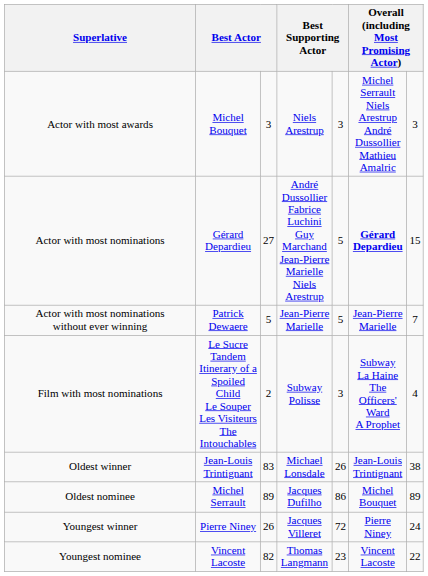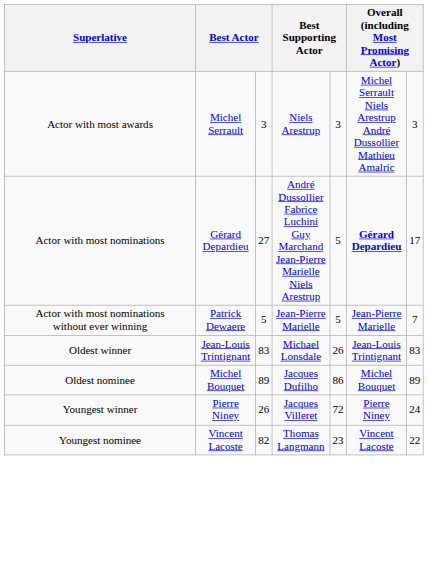(228, 123) Michel Bouquet -> (226, 123) Michel Serrault
(415, 240) 15 -> (415, 240) 17
- row: (100, 393)
(415, 467) 38 -> (415, 350) 83
(228, 497) Michel Serrault -> (226, 380) Michel Bouquet
